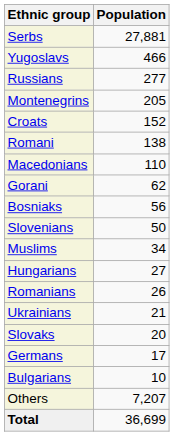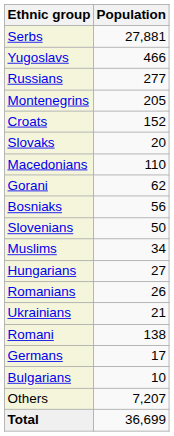rows swapped: (31, 143) <-> (31, 334)
